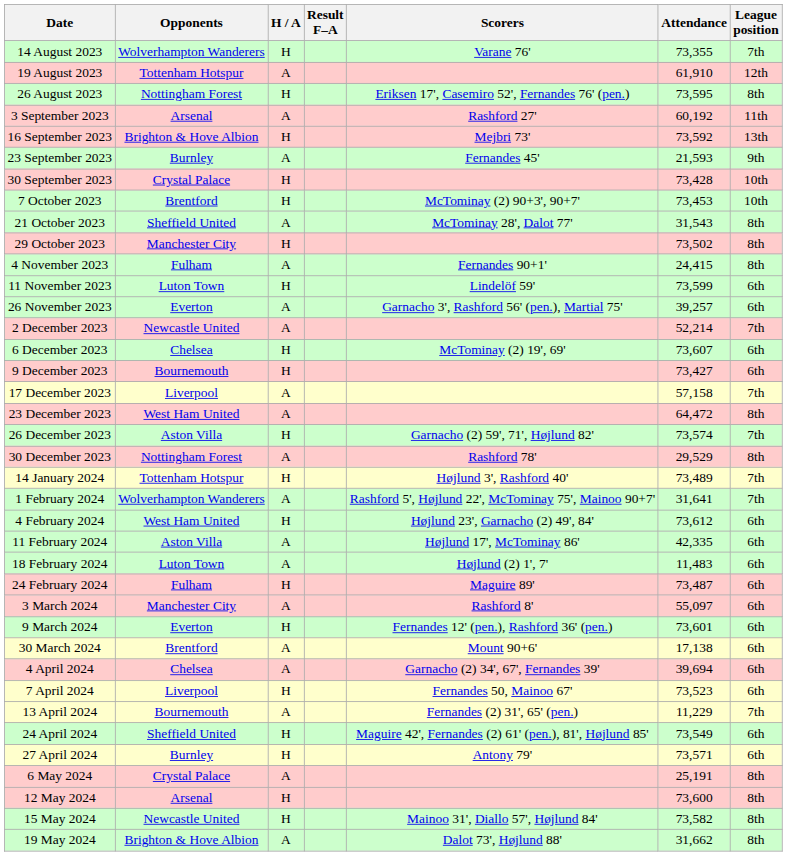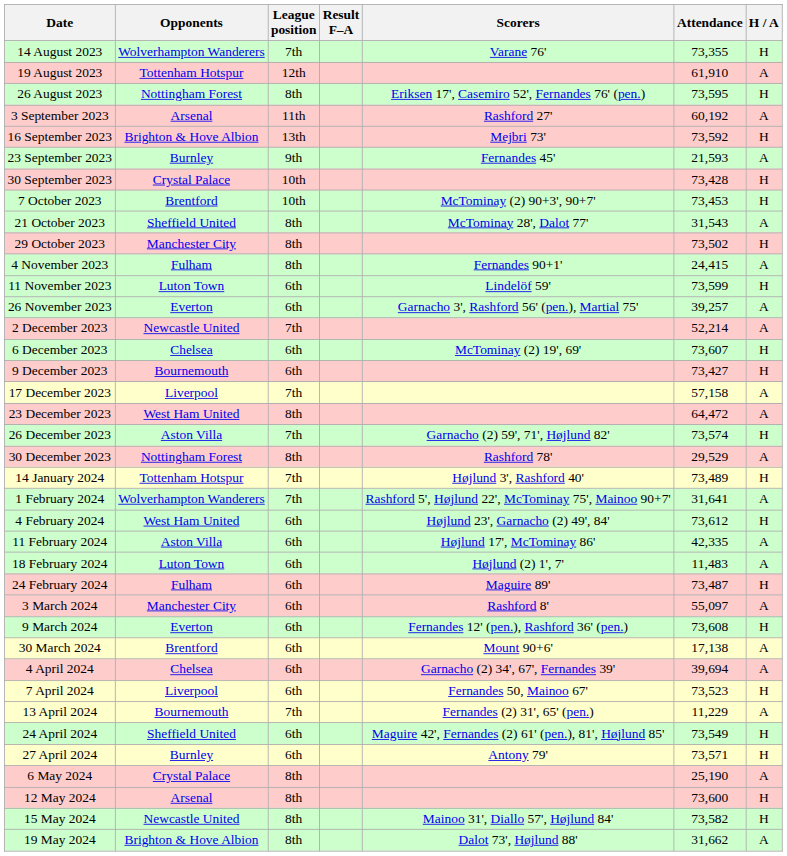columns swapped: (286, 22) <-> (756, 22)
(694, 627) 73,601 -> (710, 627) 73,608
(694, 776) 25,191 -> (710, 776) 25,190
